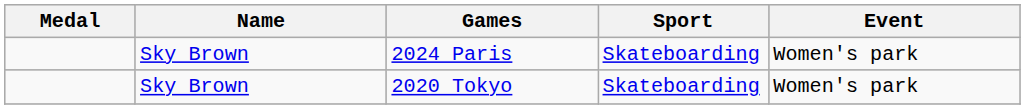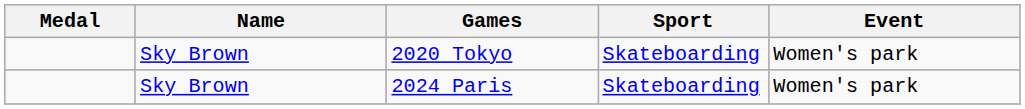rows swapped: (452, 87) <-> (452, 54)
